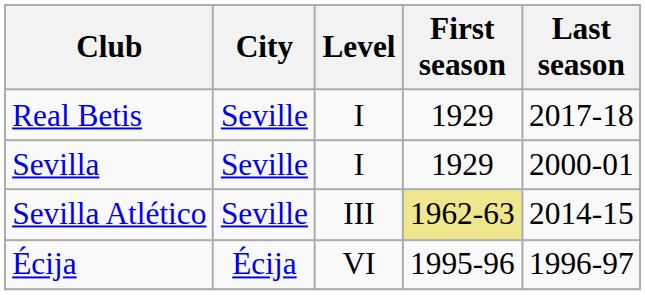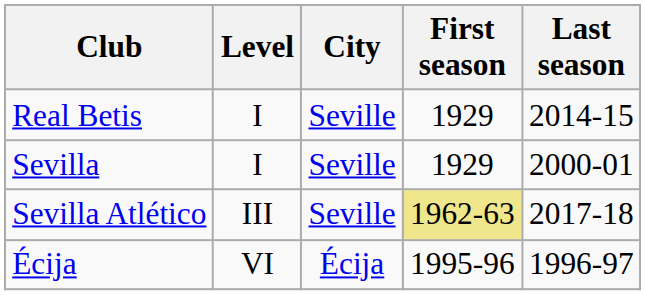columns swapped: (264, 47) <-> (359, 47)
(581, 114) 2017-18 -> (581, 114) 2014-15
(581, 213) 2014-15 -> (581, 213) 2017-18
